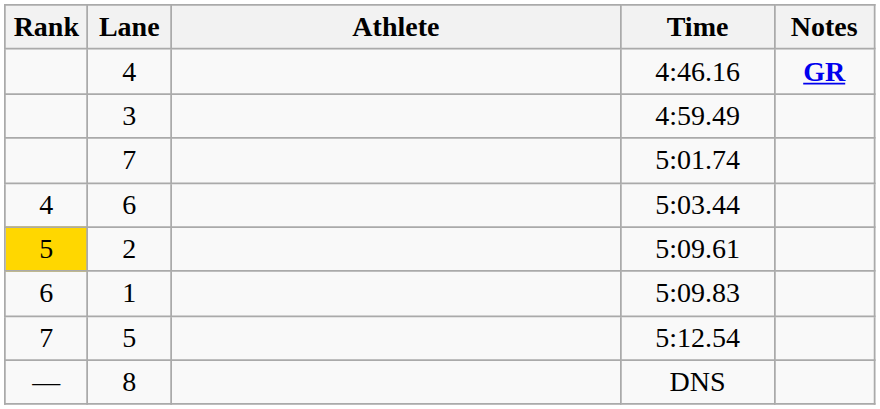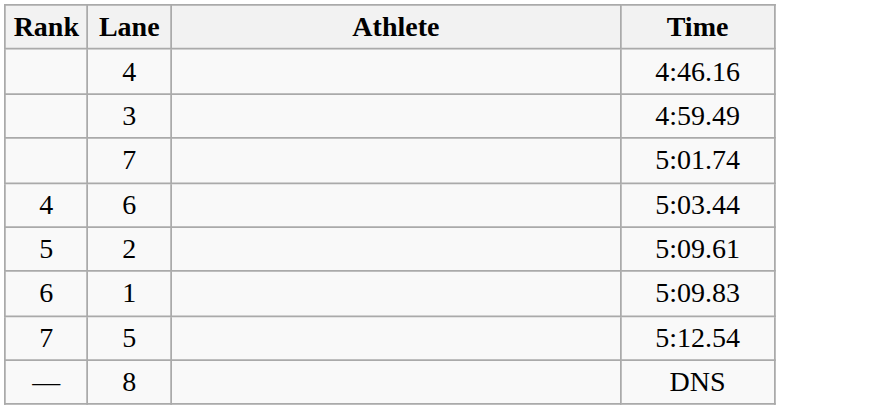- column: (824, 26)
(46, 248) gold background -> (46, 248) no background
